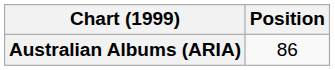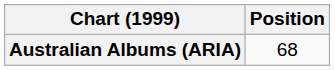(287, 49) 86 -> (287, 49) 68
